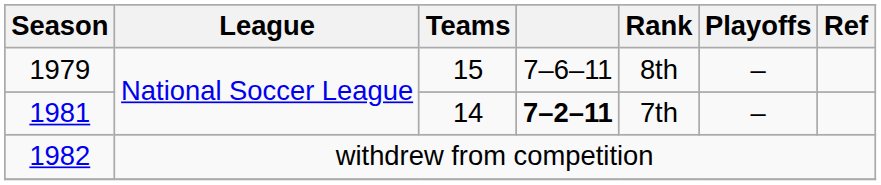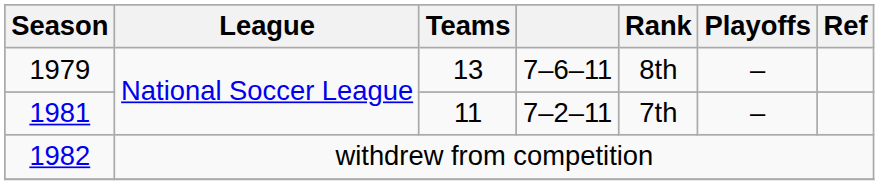(468, 69) 15 -> (468, 69) 13
(468, 112) 14 -> (468, 112) 11
(568, 112) bold -> (568, 112) normal
